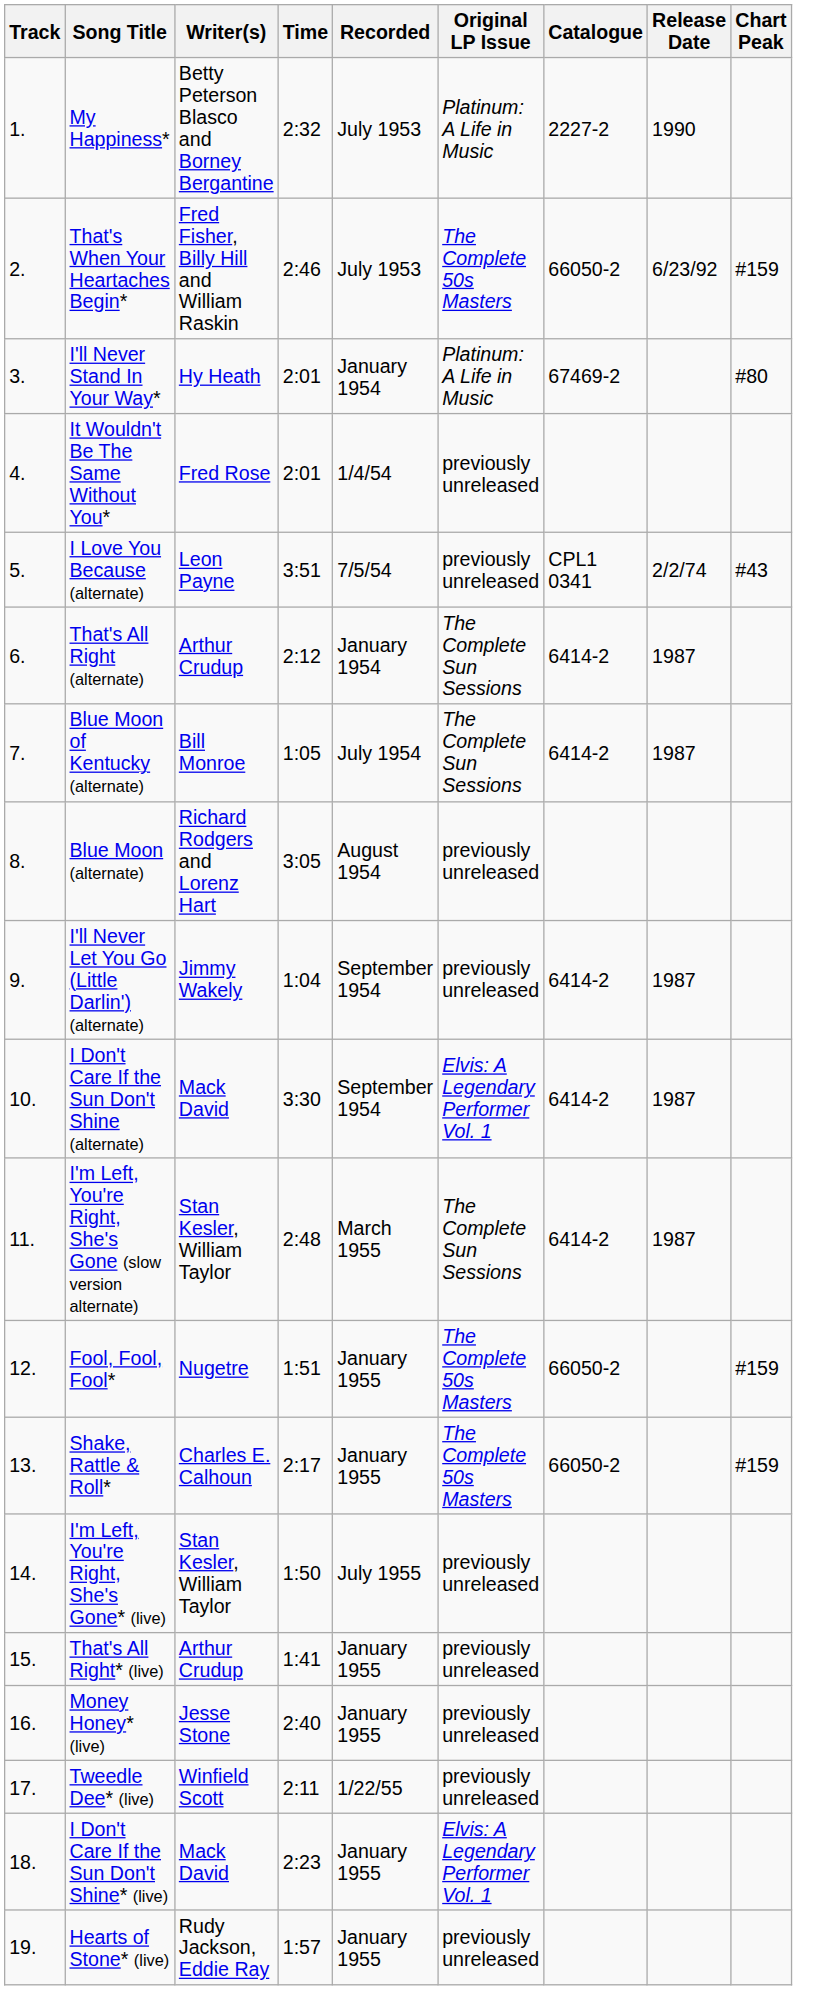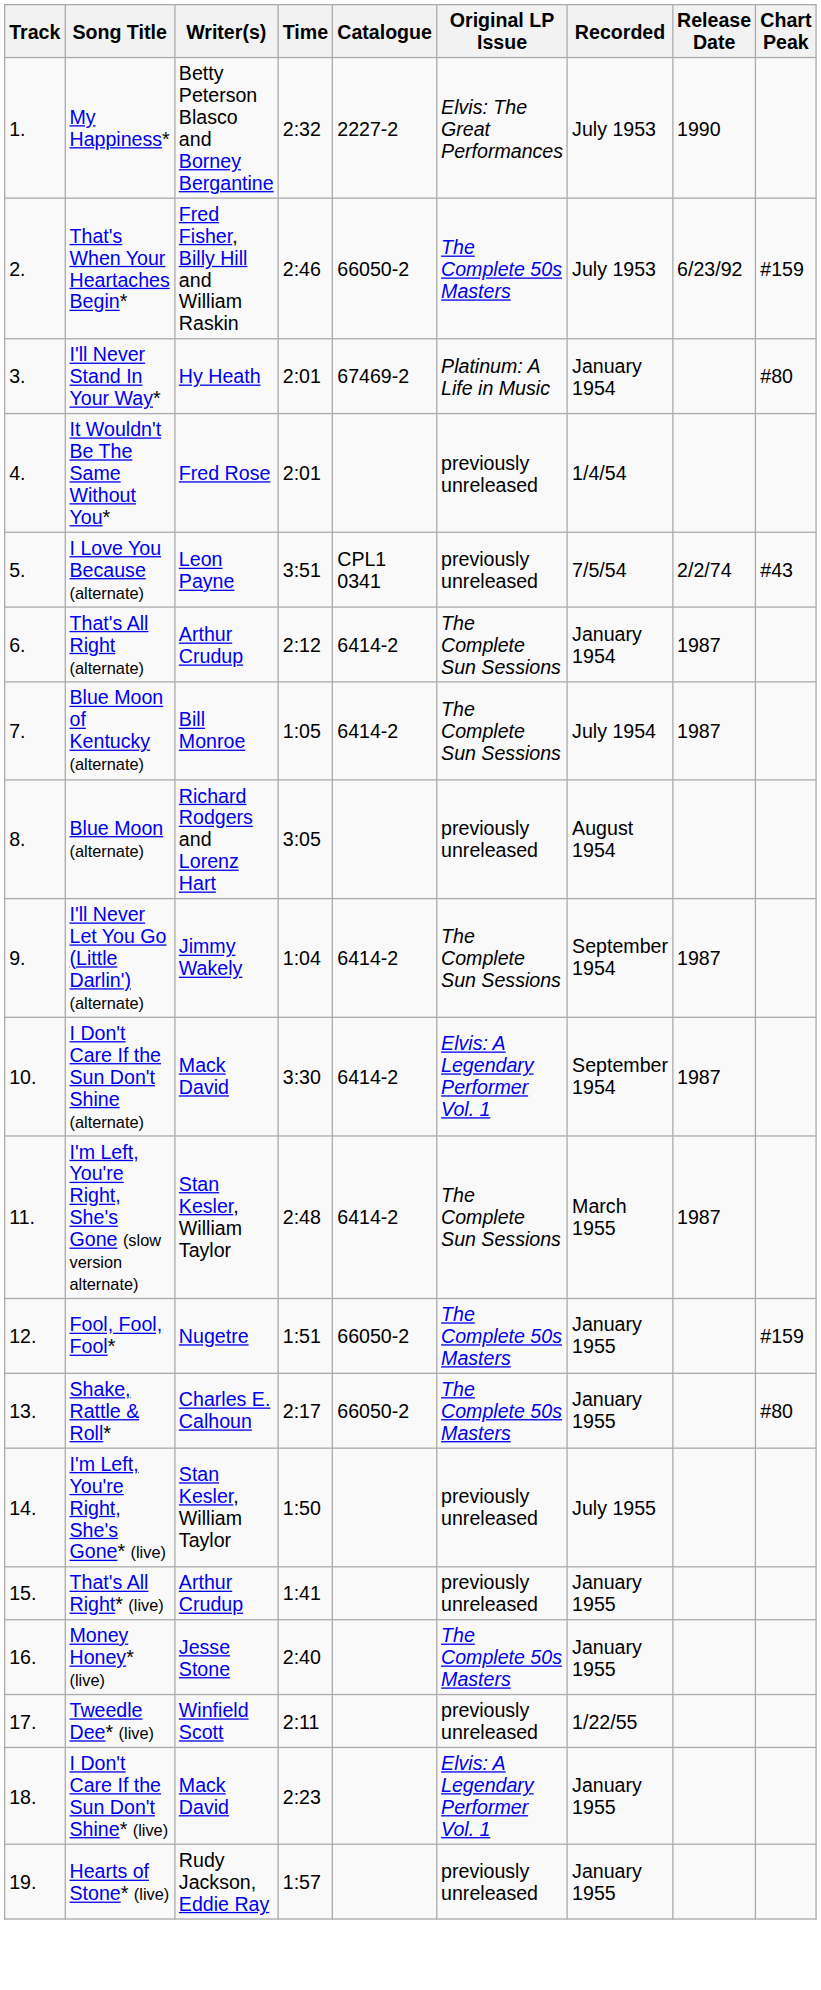columns swapped: (385, 31) <-> (596, 31)
(483, 128) Platinum: A Life in Music -> (502, 128) Elvis: The Great Performances
(491, 980) previously unreleased -> (501, 958) The Complete Sun Sessions
(757, 1466) #159 -> (777, 1411) #80
(491, 1723) previously unreleased -> (502, 1657) The Complete 50s Masters
